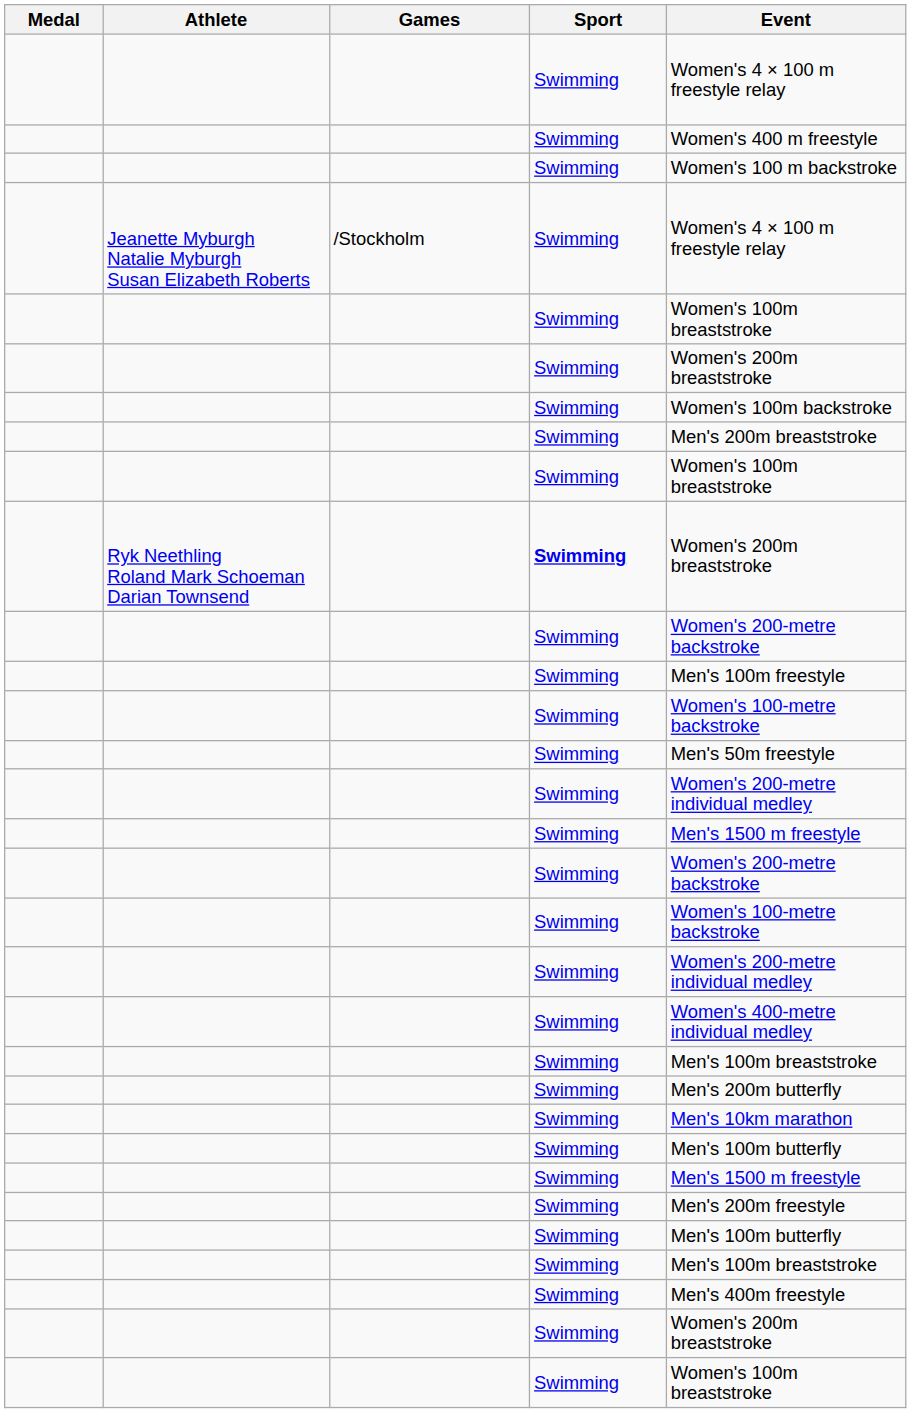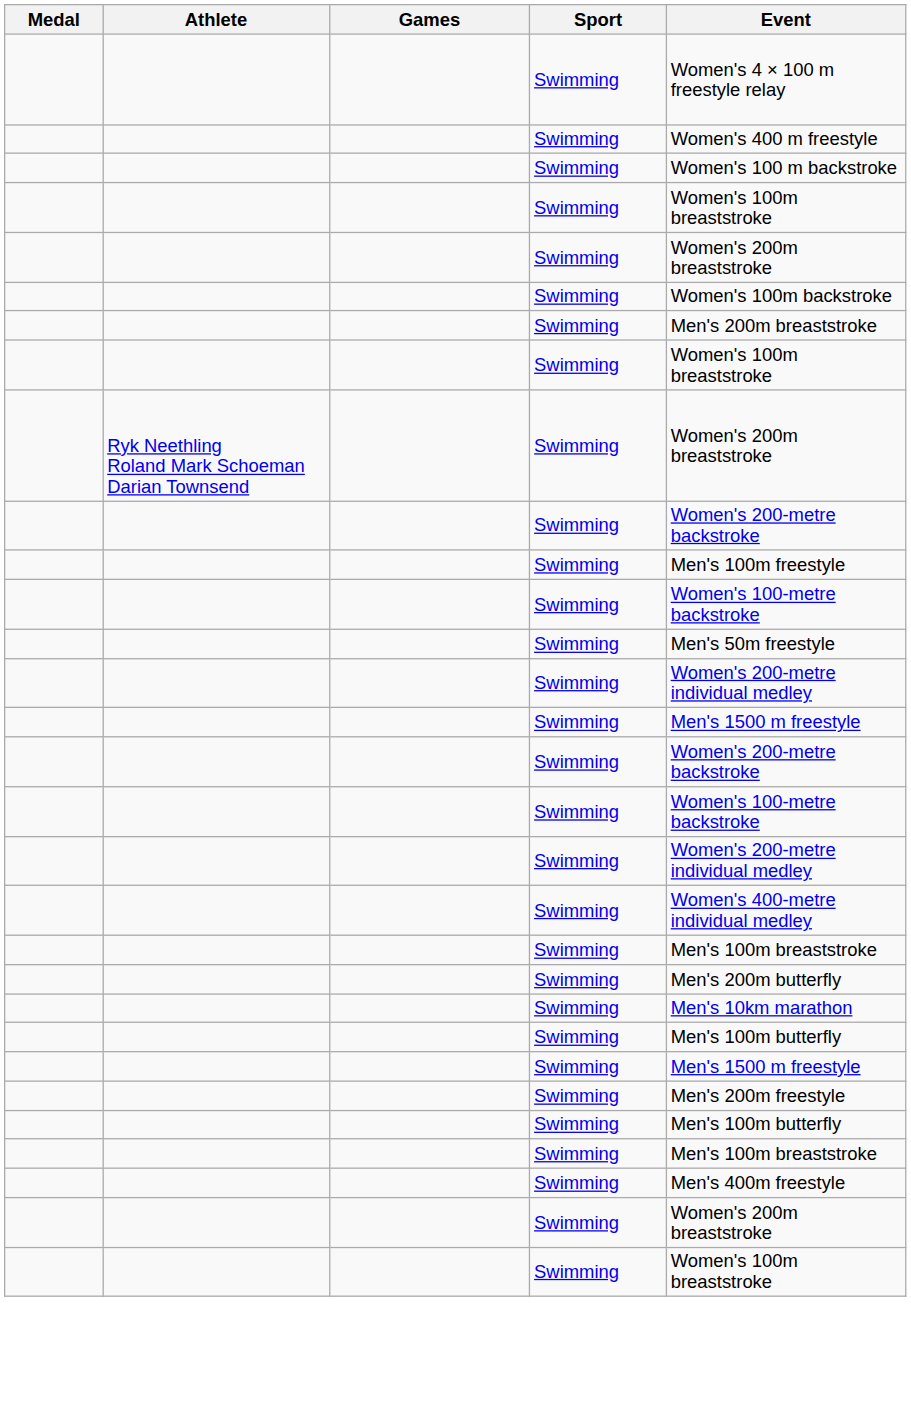- row: (209, 259)
(580, 557) bold -> (577, 446) normal
